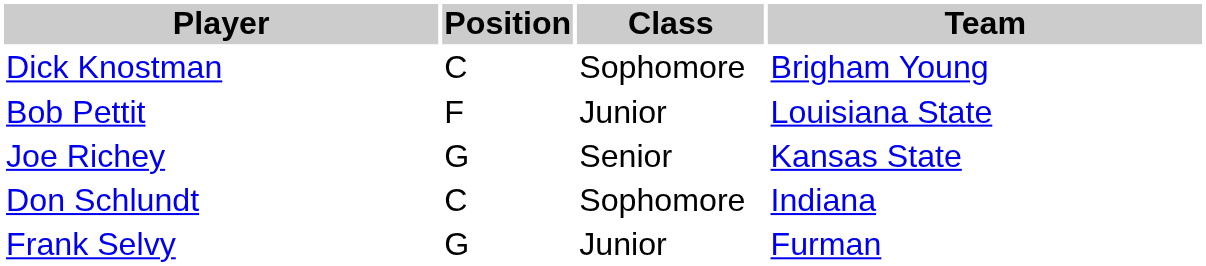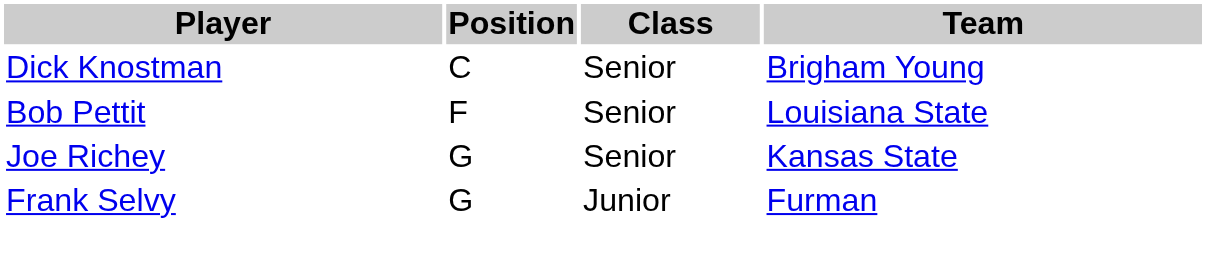(662, 67) Sophomore -> (630, 67) Senior
(623, 112) Junior -> (630, 112) Senior
- row: (103, 200)
